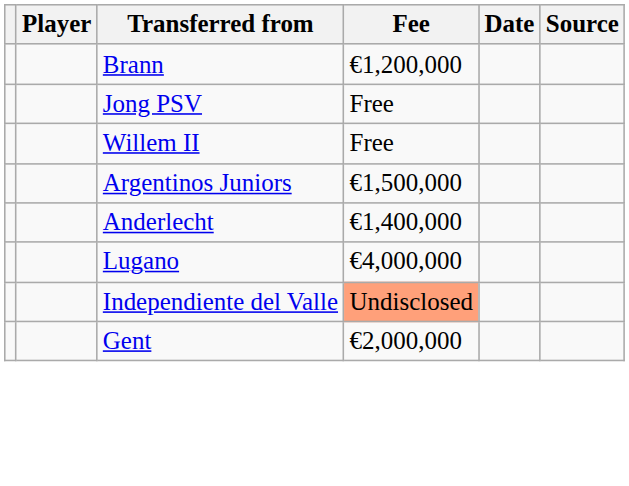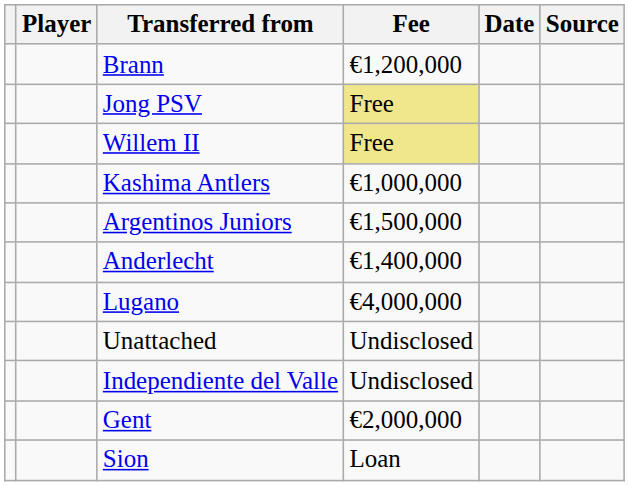(372, 103) no background -> (372, 103) khaki background
(372, 143) no background -> (372, 143) khaki background
+ row: (186, 182)
+ row: (160, 340)
(411, 301) lightsalmon background -> (411, 380) no background
+ row: (126, 459)
